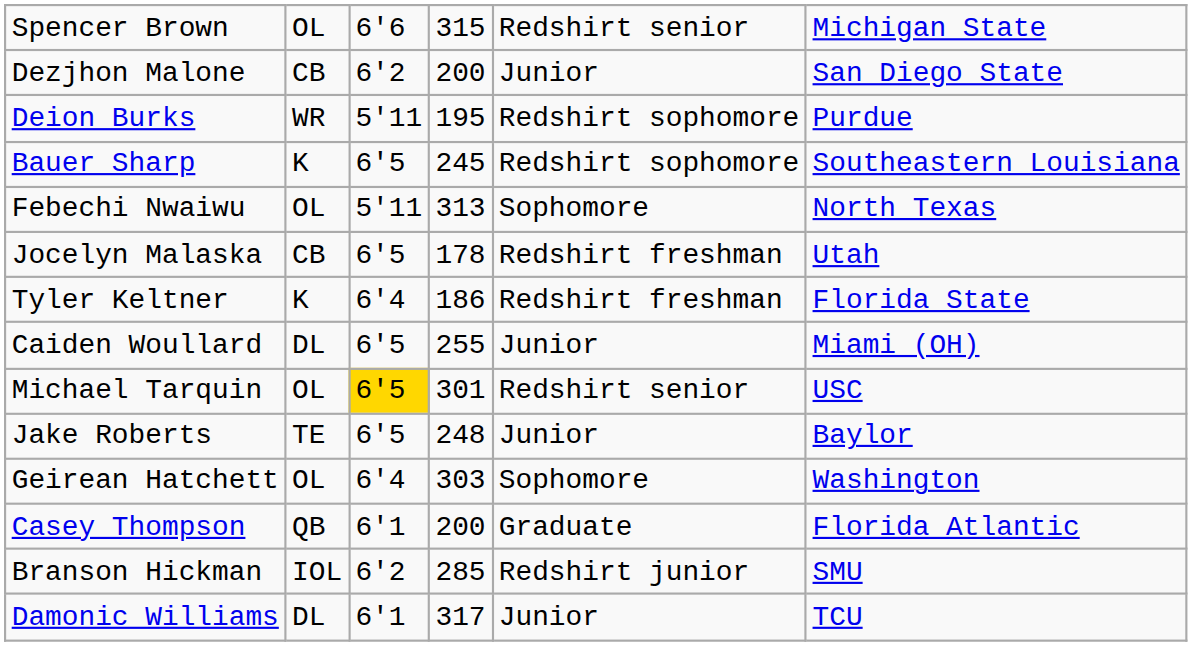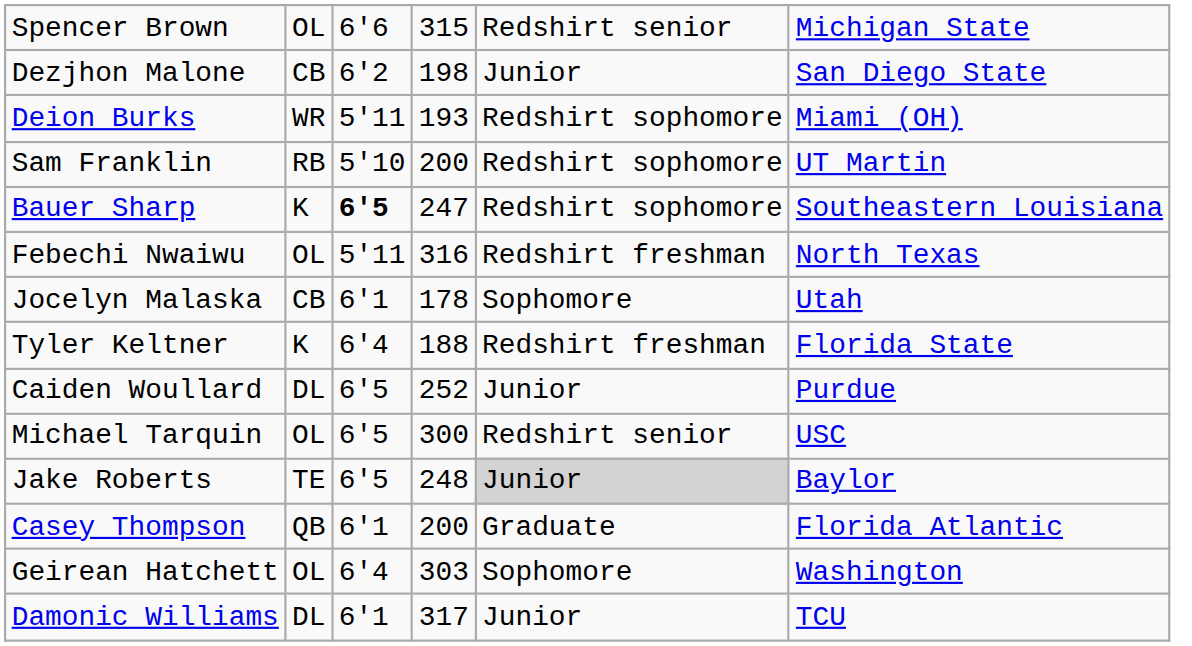(460, 73) 200 -> (444, 73) 198
(460, 118) 195 -> (444, 118) 193
(863, 118) Purdue -> (879, 118) Miami (OH)
+ row: (112, 164)
(380, 164) normal -> (364, 209) bold
(460, 164) 245 -> (444, 209) 247
(460, 209) 313 -> (444, 254) 316
(574, 209) Sophomore -> (624, 254) Redshirt freshman
(380, 254) 6'5 -> (364, 300) 6'1
(641, 254) Redshirt freshman -> (557, 300) Sophomore
(460, 300) 186 -> (444, 345) 188
(460, 345) 255 -> (444, 390) 252
(896, 345) Miami (OH) -> (846, 390) Purdue
(380, 390) gold background -> (364, 436) no background
(460, 390) 301 -> (444, 436) 300
(549, 436) no background -> (532, 481) lightgrey background
rows swapped: (129, 526) <-> (145, 481)
- row: (137, 572)
